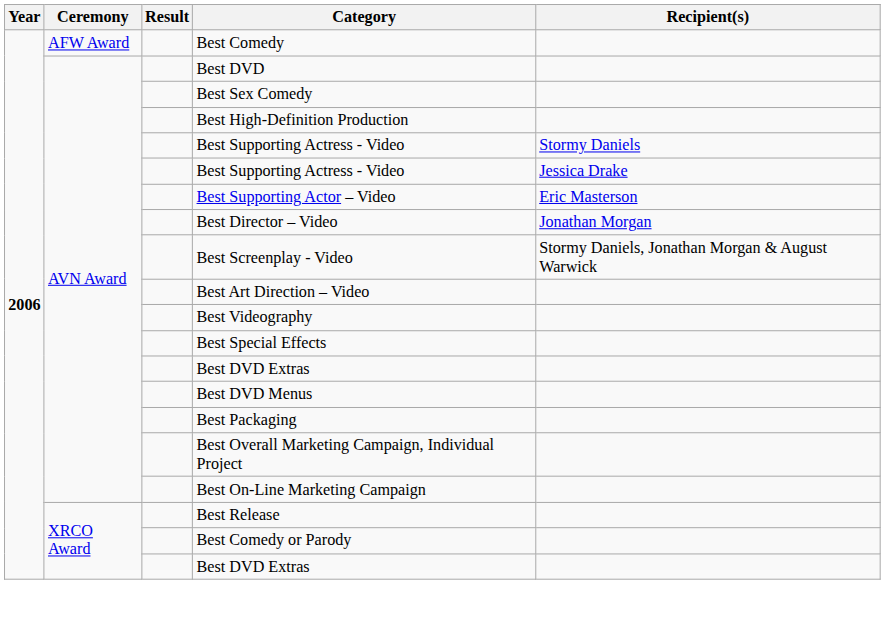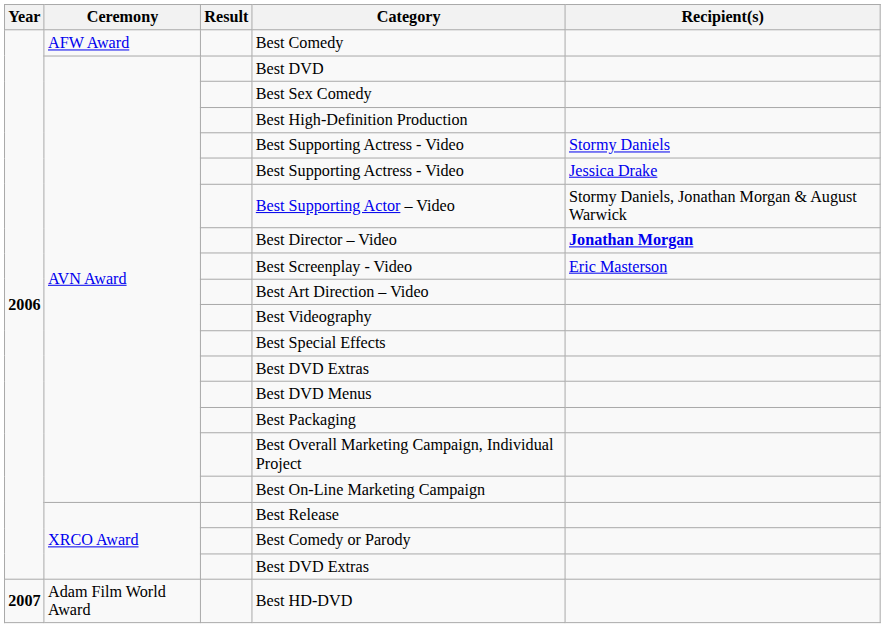(588, 196) Eric Masterson -> (713, 205) Stormy Daniels, Jonathan Morgan & August Warwick
(595, 222) normal -> (631, 240) bold
(683, 257) Stormy Daniels, Jonathan Morgan & August Warwick -> (618, 266) Eric Masterson
+ row: (107, 600)
